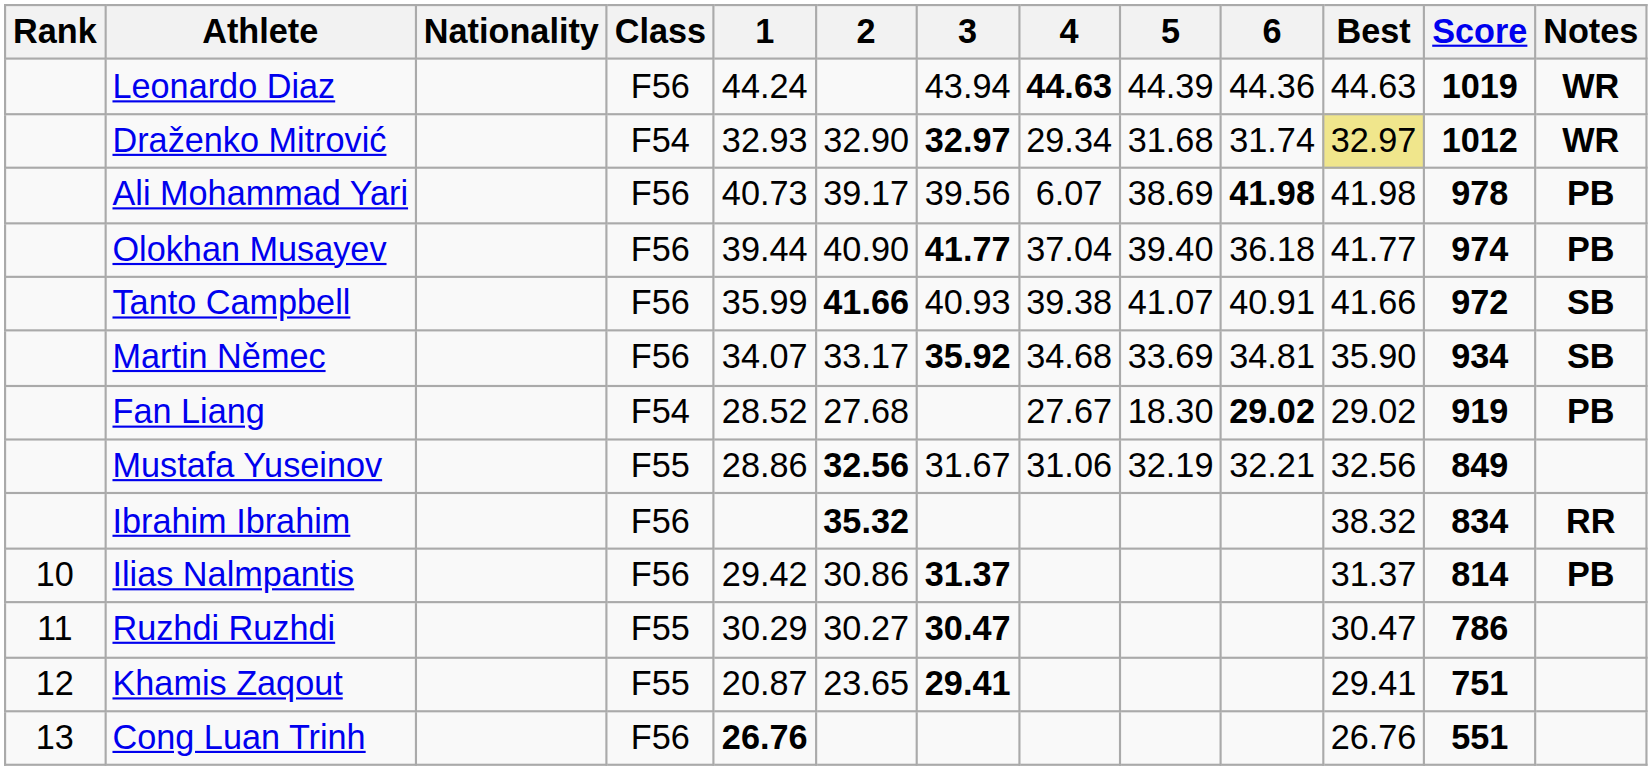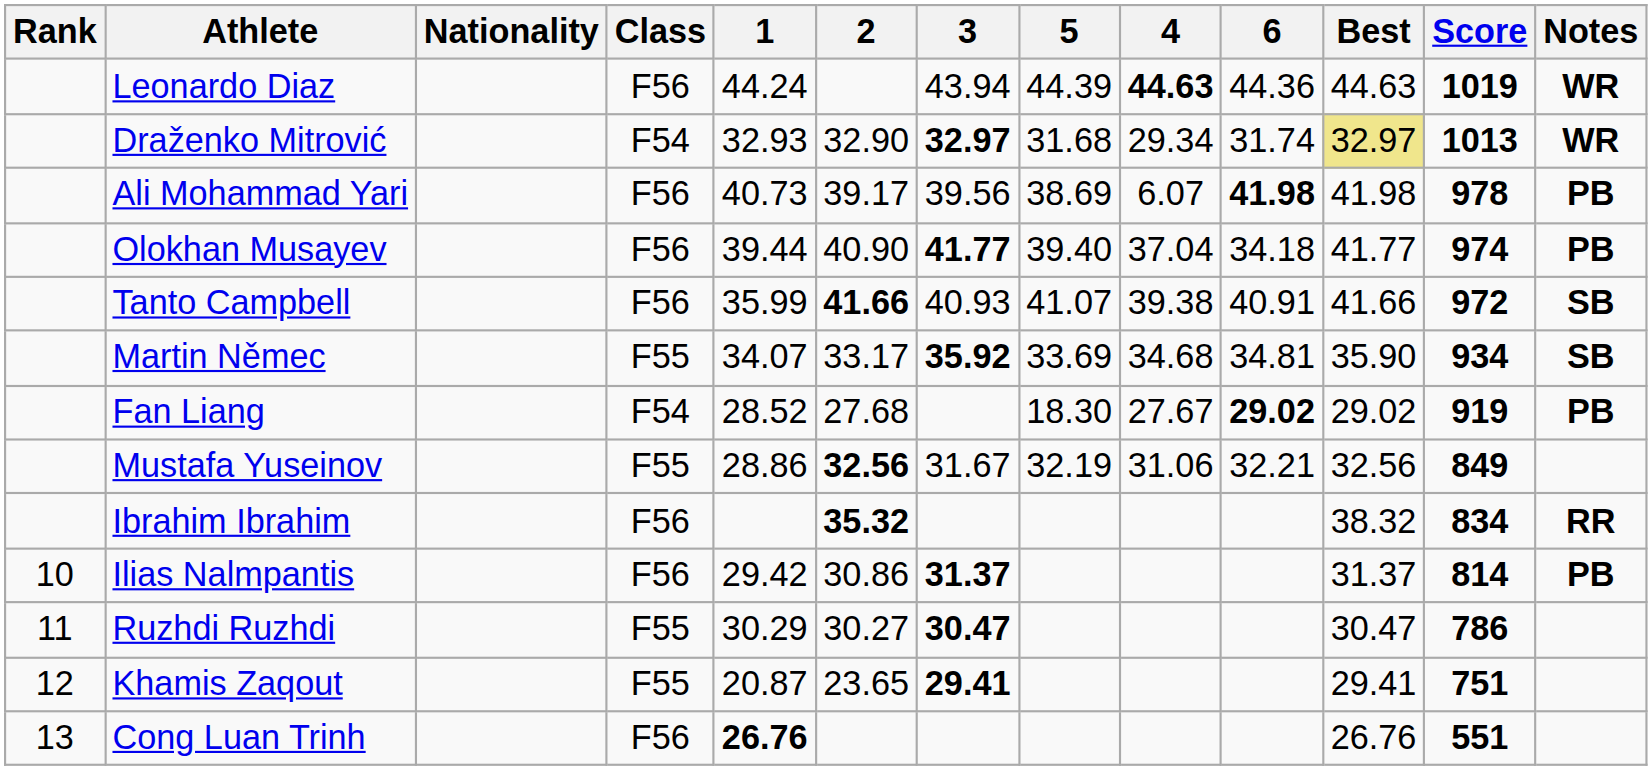columns swapped: (1069, 31) <-> (1171, 31)
(1480, 140) 1012 -> (1480, 140) 1013
(1272, 248) 36.18 -> (1272, 248) 34.18
(660, 357) F56 -> (660, 357) F55
